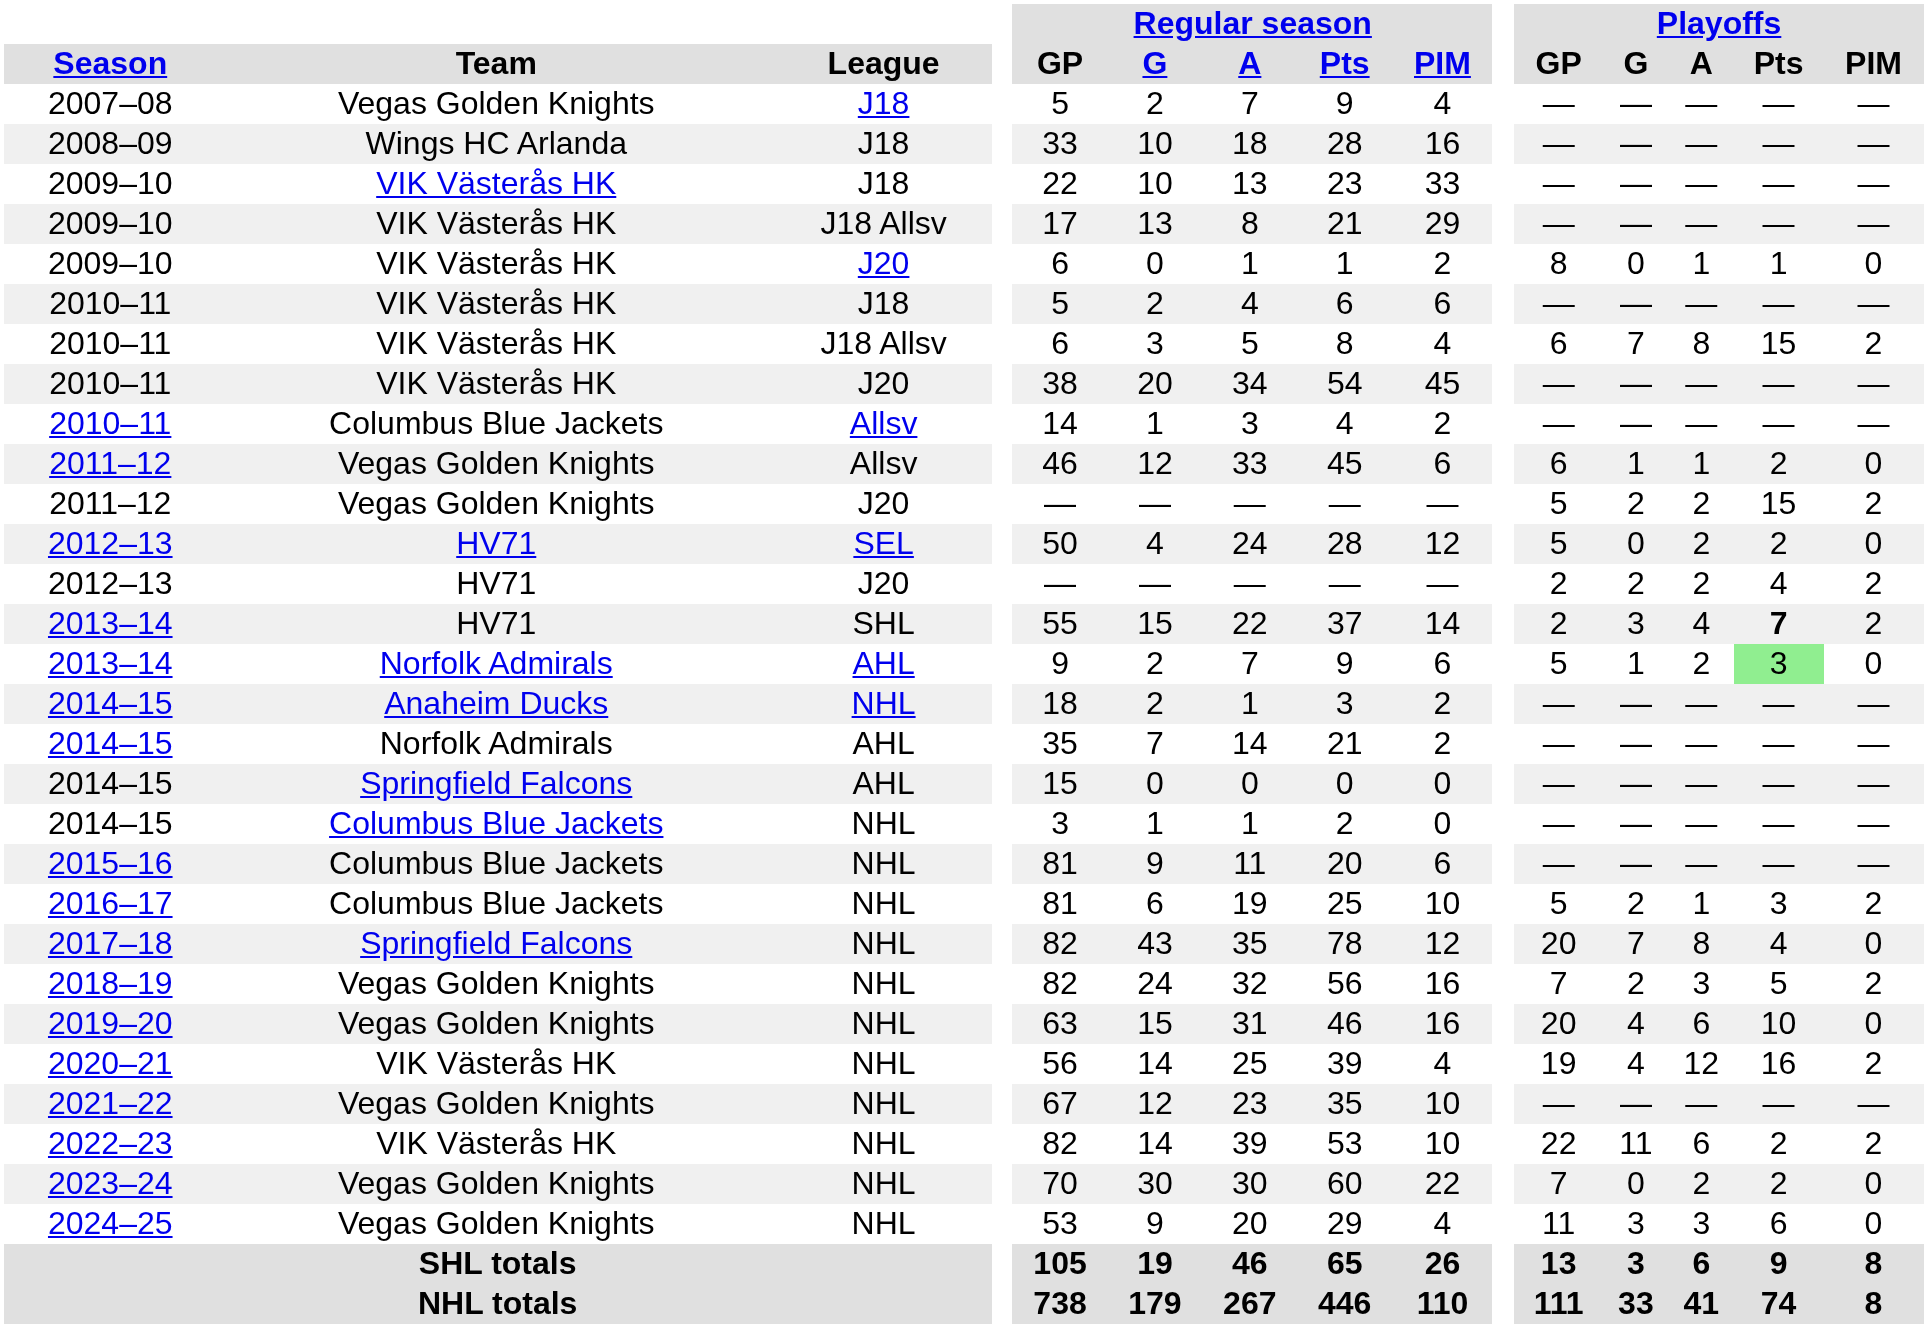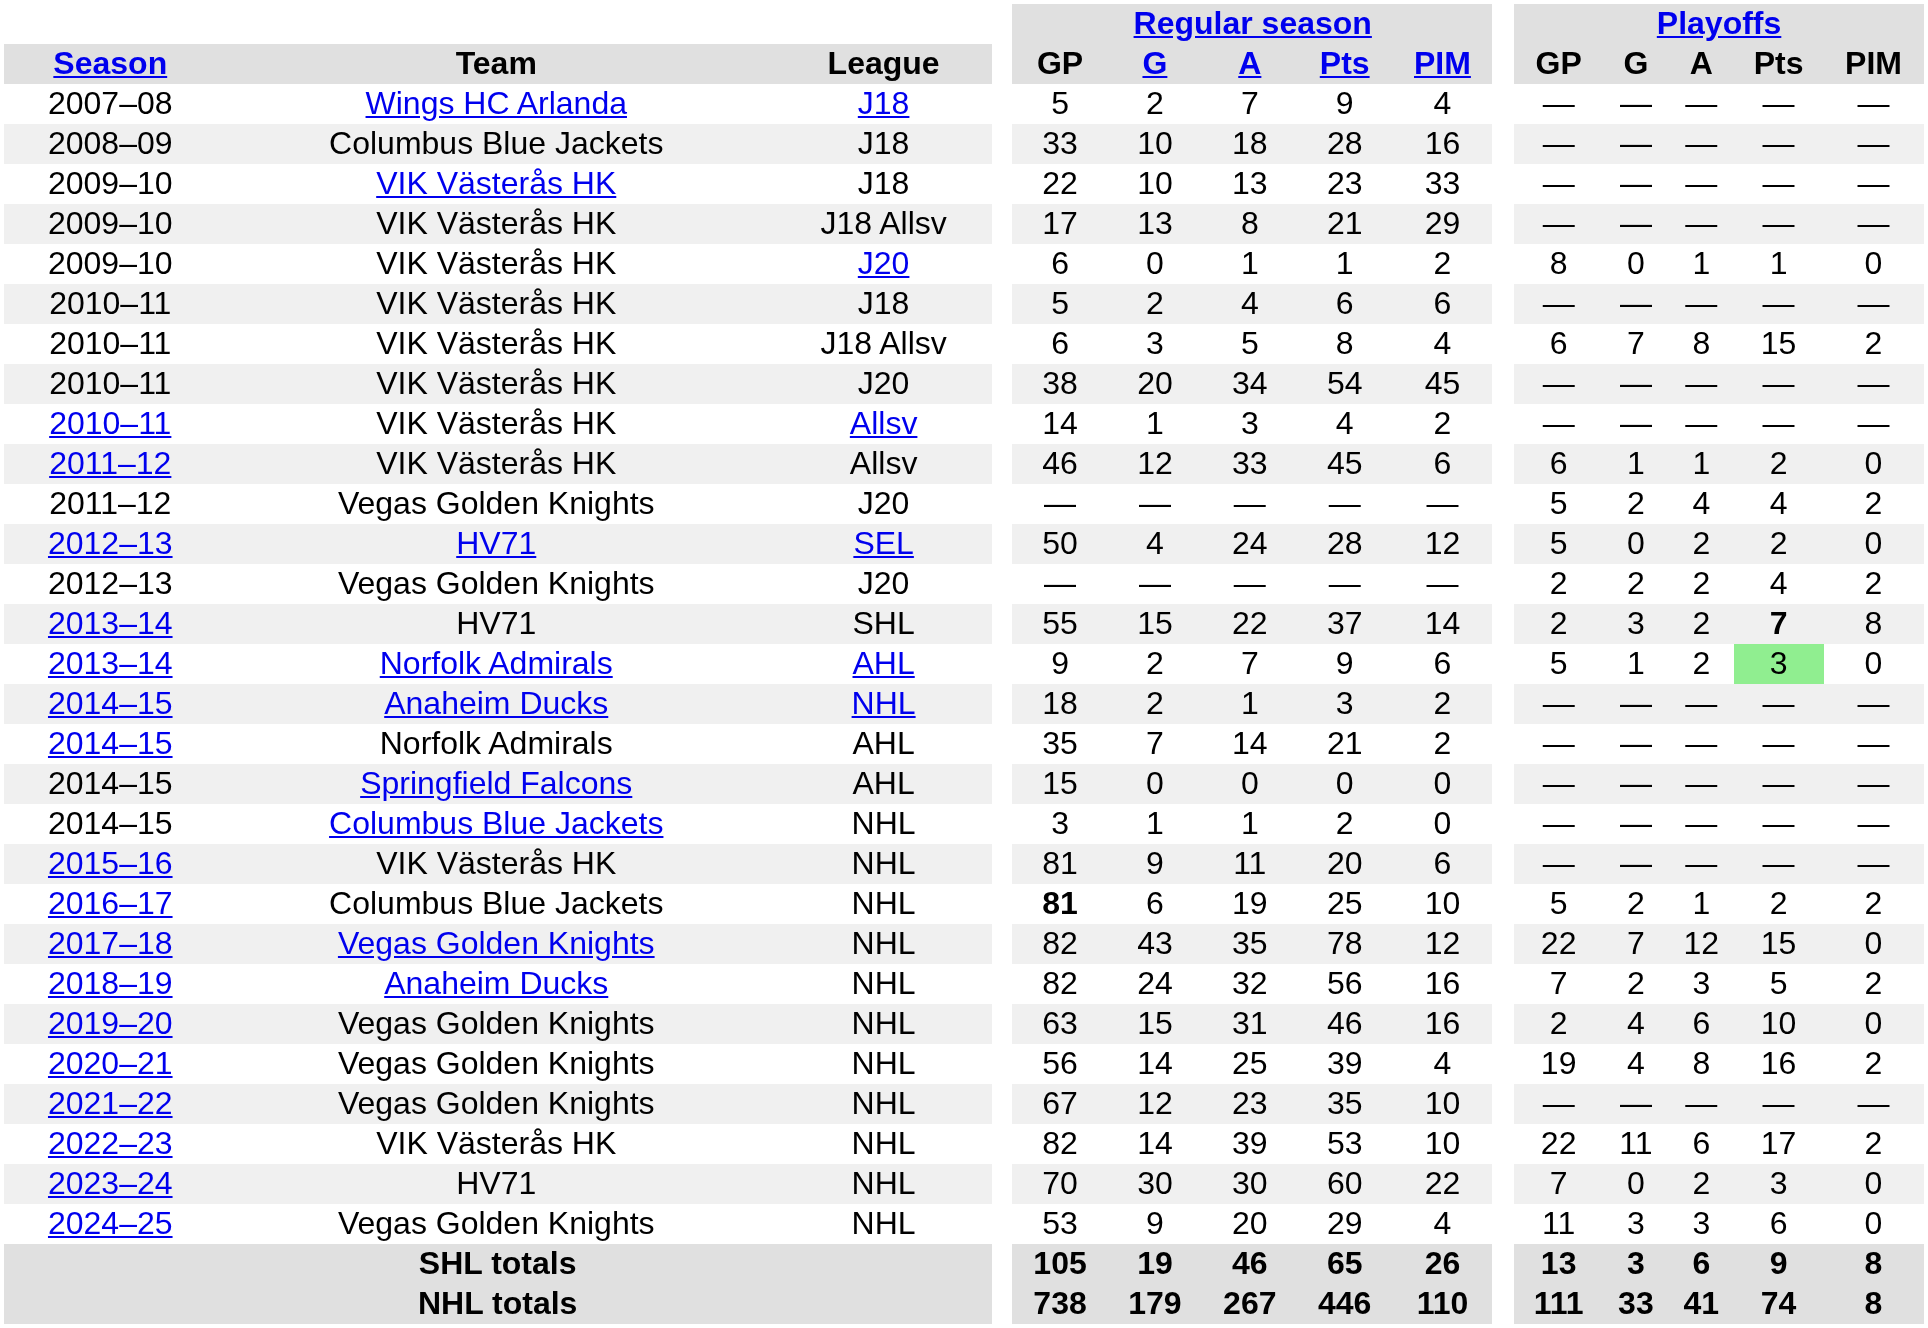(496, 103) Vegas Golden Knights -> (496, 103) Wings HC Arlanda
(496, 143) Wings HC Arlanda -> (496, 143) Columbus Blue Jackets
(496, 423) Columbus Blue Jackets -> (496, 423) VIK Västerås HK
(496, 463) Vegas Golden Knights -> (496, 463) VIK Västerås HK
(1701, 503) 2 -> (1701, 503) 4
(1779, 503) 15 -> (1779, 503) 4
(496, 583) HV71 -> (496, 583) Vegas Golden Knights
(1701, 623) 4 -> (1701, 623) 2
(1874, 623) 2 -> (1874, 623) 8
(496, 863) Columbus Blue Jackets -> (496, 863) VIK Västerås HK
(1060, 903) normal -> (1060, 903) bold
(1779, 903) 3 -> (1779, 903) 2
(496, 943) Springfield Falcons -> (496, 943) Vegas Golden Knights
(1559, 943) 20 -> (1559, 943) 22
(1701, 943) 8 -> (1701, 943) 12
(1779, 943) 4 -> (1779, 943) 15
(496, 983) Vegas Golden Knights -> (496, 983) Anaheim Ducks
(1559, 1023) 20 -> (1559, 1023) 2
(496, 1063) VIK Västerås HK -> (496, 1063) Vegas Golden Knights
(1701, 1063) 12 -> (1701, 1063) 8
(1779, 1143) 2 -> (1779, 1143) 17
(496, 1183) Vegas Golden Knights -> (496, 1183) HV71
(1779, 1183) 2 -> (1779, 1183) 3
